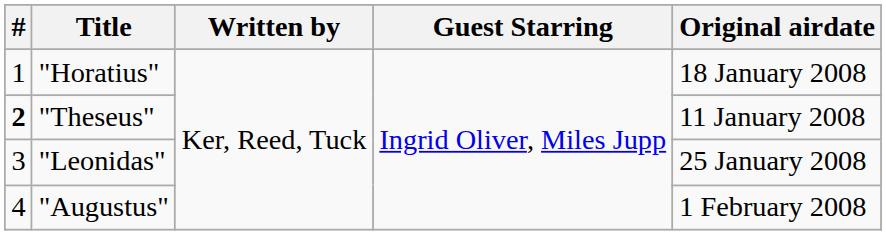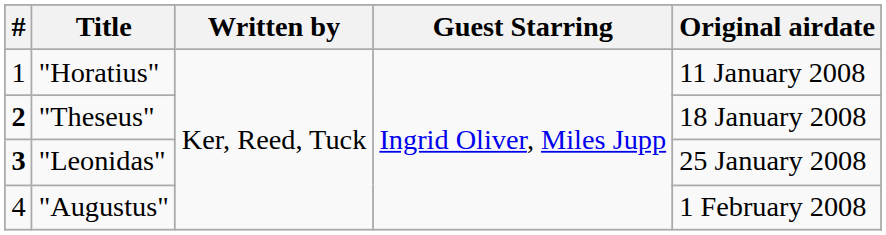(773, 71) 18 January 2008 -> (772, 71) 11 January 2008
(772, 116) 11 January 2008 -> (773, 116) 18 January 2008
(18, 161) normal -> (18, 161) bold
